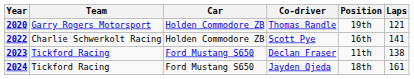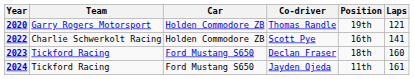(361, 54) 11th -> (361, 54) 18th
(397, 54) 138 -> (397, 54) 160
(361, 67) 18th -> (361, 67) 11th
